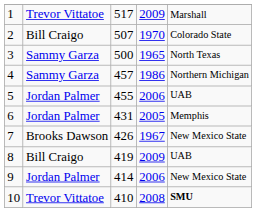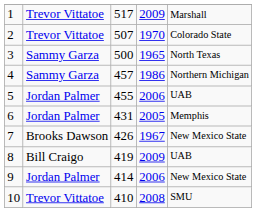(55, 34) Bill Craigo -> (65, 34) Trevor Vittatoe
(182, 197) bold -> (181, 197) normal
